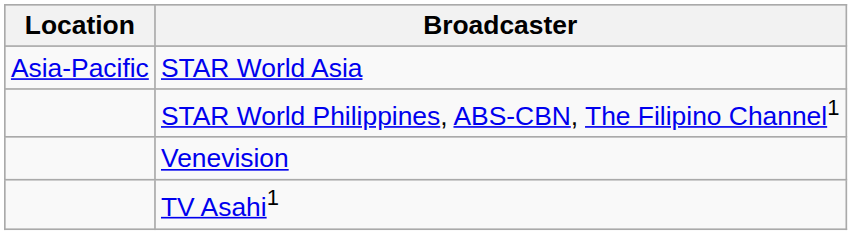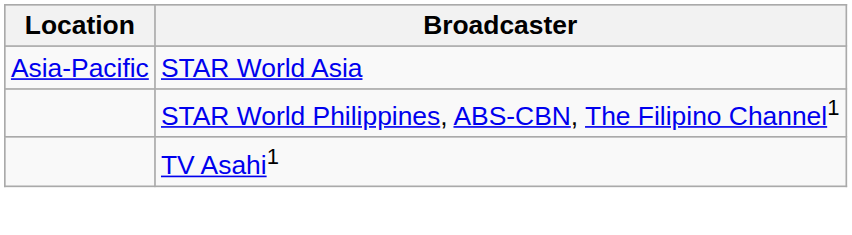- row: (225, 158)
